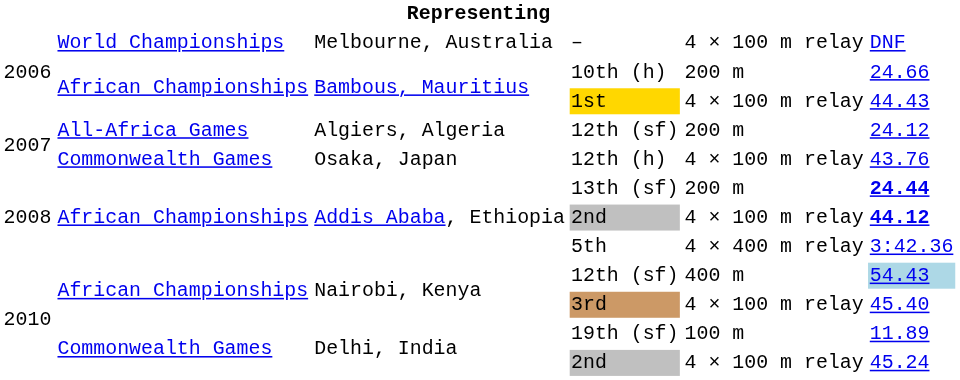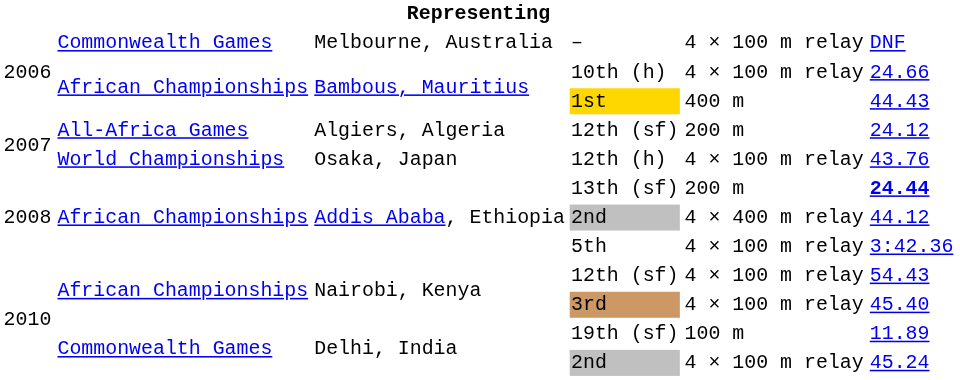(171, 43) World Championships -> (165, 43) Commonwealth Games
(714, 72) 200 m -> (774, 72) 4 × 100 m relay
(774, 101) 4 × 100 m relay -> (714, 101) 400 m
(165, 159) Commonwealth Games -> (171, 159) World Championships
(774, 218) 4 × 100 m relay -> (774, 218) 4 × 400 m relay
(900, 218) bold -> (900, 218) normal
(774, 247) 4 × 400 m relay -> (774, 247) 4 × 100 m relay
(714, 276) 400 m -> (774, 276) 4 × 100 m relay
(900, 276) lightblue background -> (900, 276) no background
